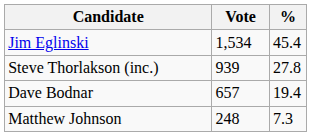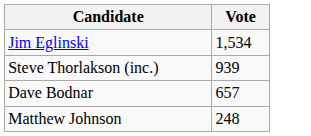- column: (288, 17)
